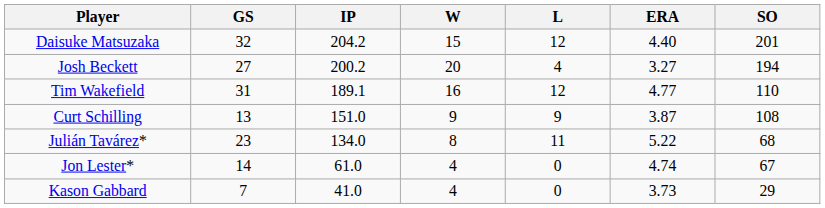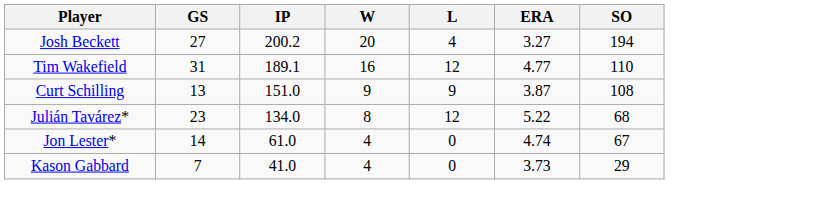- row: (98, 41)
(558, 141) 11 -> (452, 116) 12
